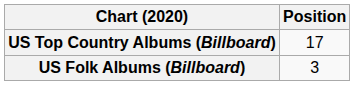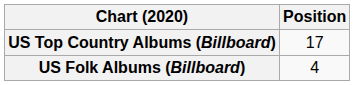(315, 67) 3 -> (315, 67) 4
